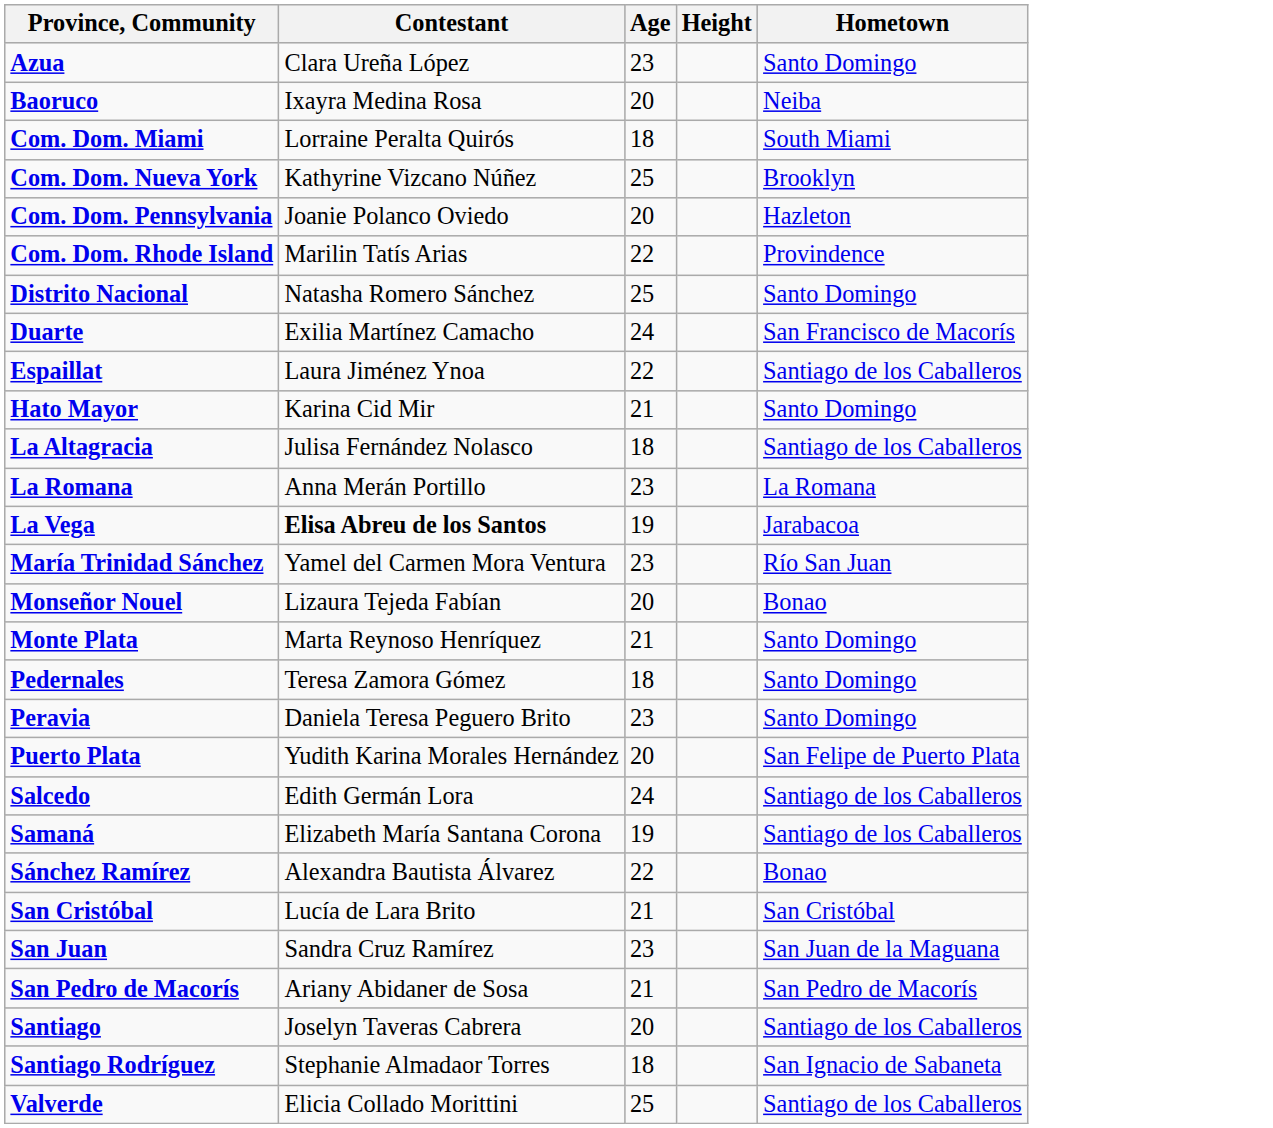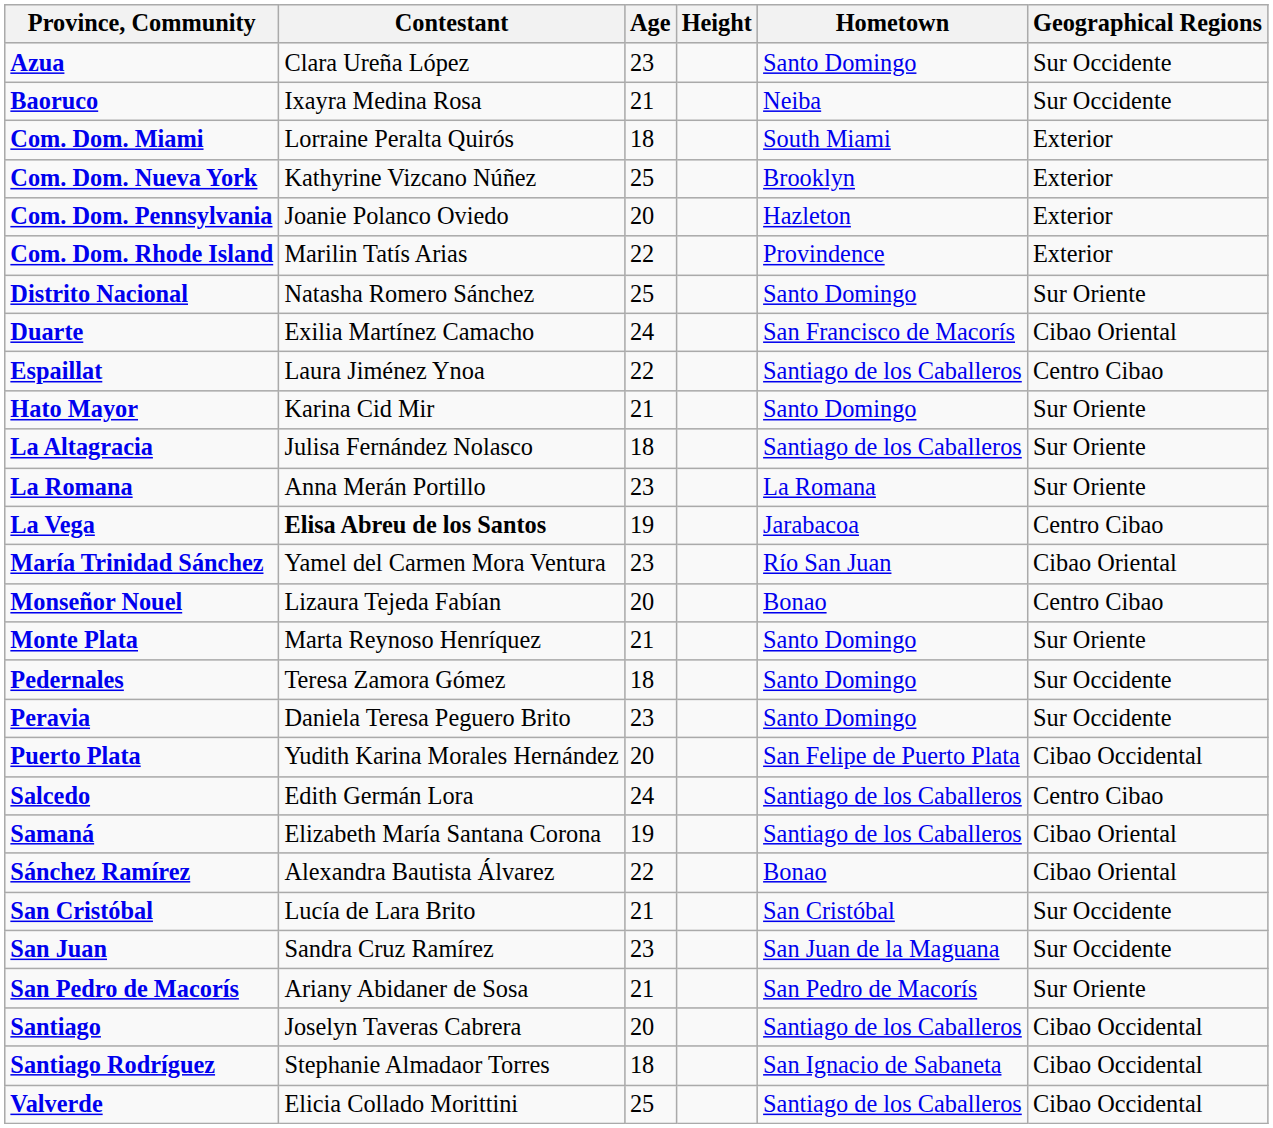+ column: (1148, 23)
(642, 100) 20 -> (642, 100) 21
